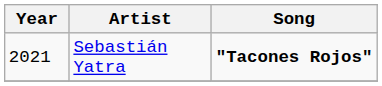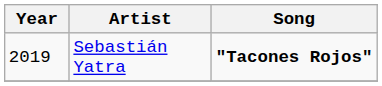(30, 57) 2021 -> (30, 57) 2019
